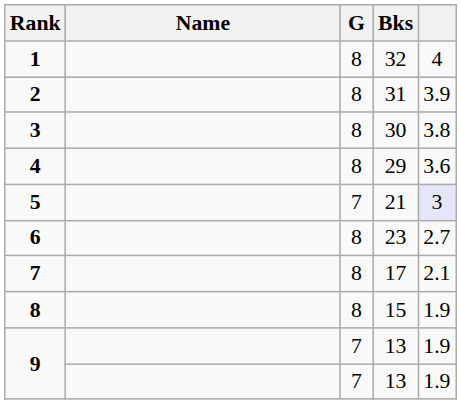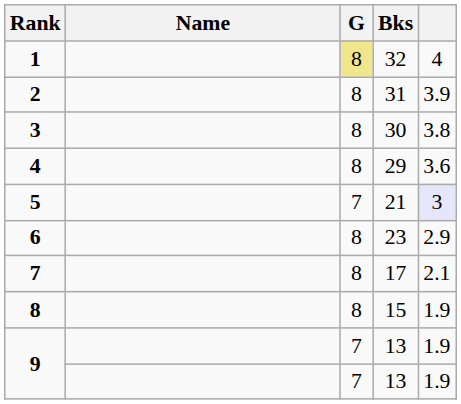(357, 58) no background -> (357, 58) khaki background
(437, 237) 2.7 -> (437, 237) 2.9
